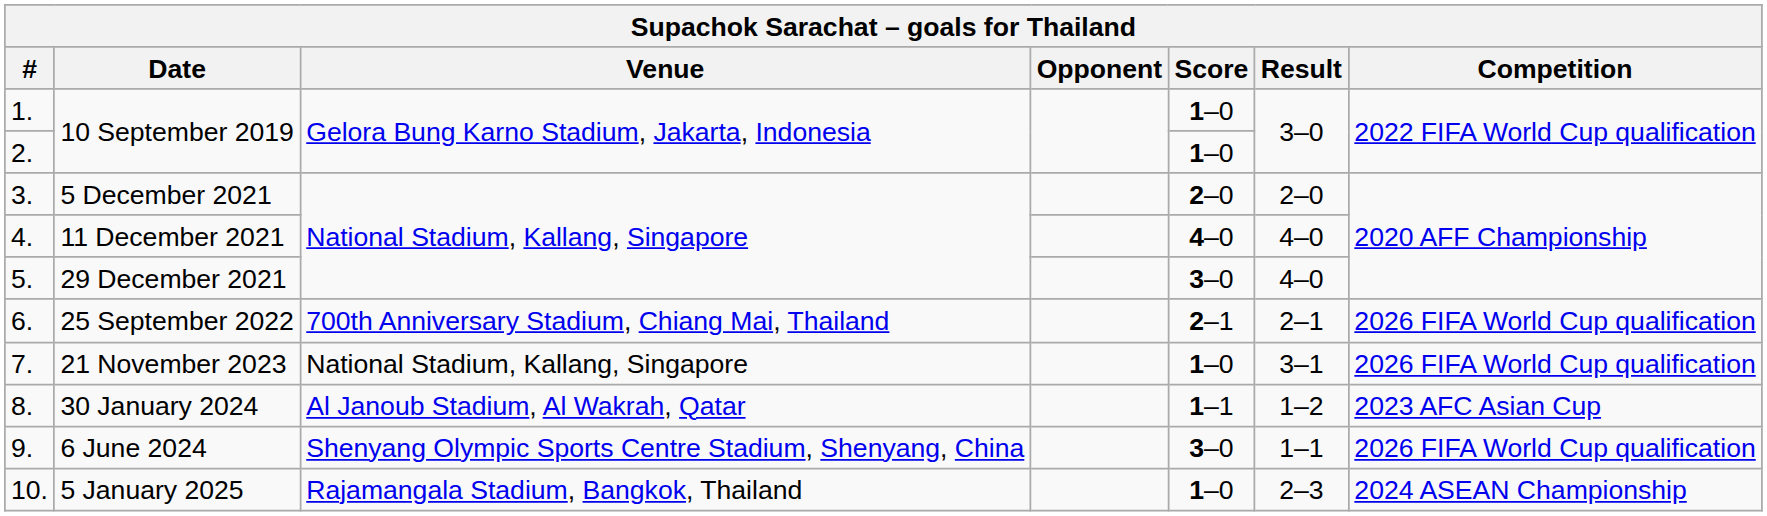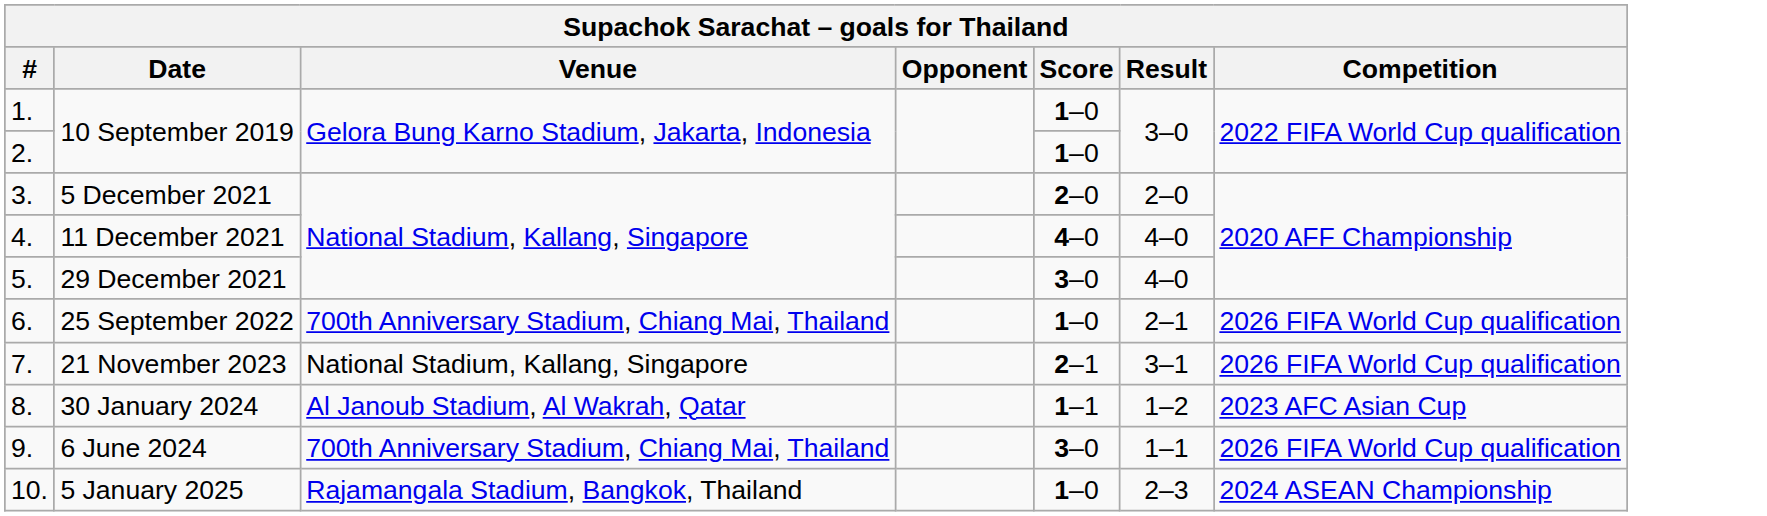(1211, 321) 2–1 -> (1077, 321) 1–0
(1211, 363) 1–0 -> (1077, 363) 2–1
(665, 447) Shenyang Olympic Sports Centre Stadium, Shenyang, China -> (598, 447) 700th Anniversary Stadium, Chiang Mai, Thailand
